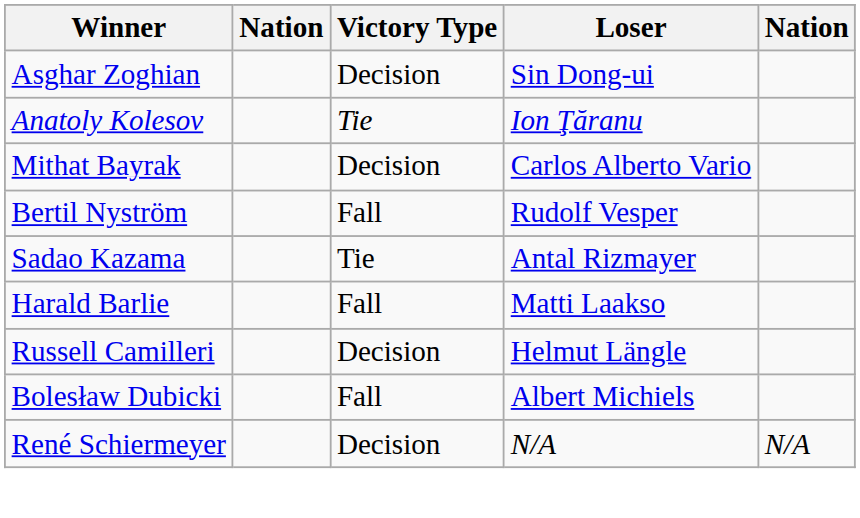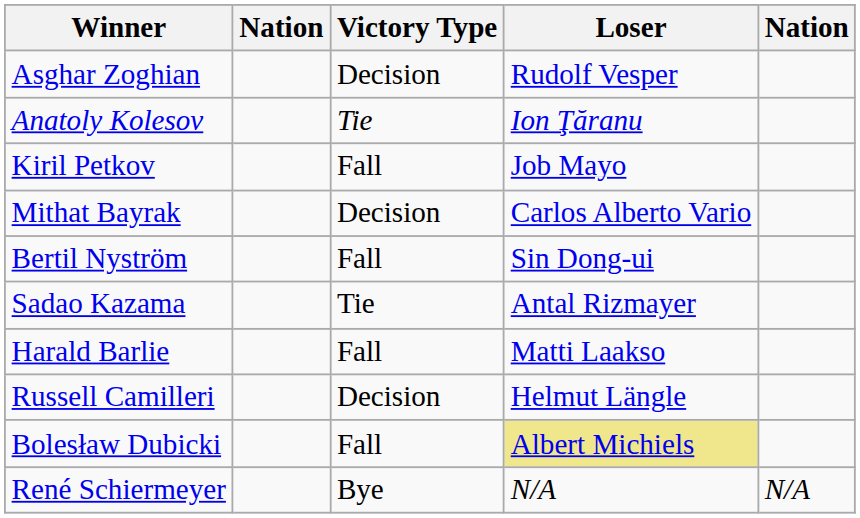(582, 73) Sin Dong-ui -> (594, 73) Rudolf Vesper
+ row: (83, 166)
(594, 212) Rudolf Vesper -> (582, 258) Sin Dong-ui
(603, 397) no background -> (603, 443) khaki background
(389, 443) Decision -> (360, 489) Bye
